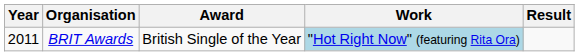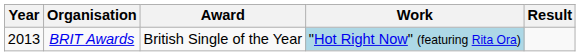(23, 39) 2011 -> (24, 39) 2013
